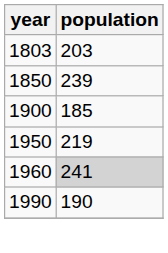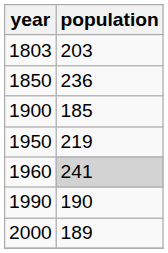(77, 80) 239 -> (77, 80) 236
+ row: (30, 232)
